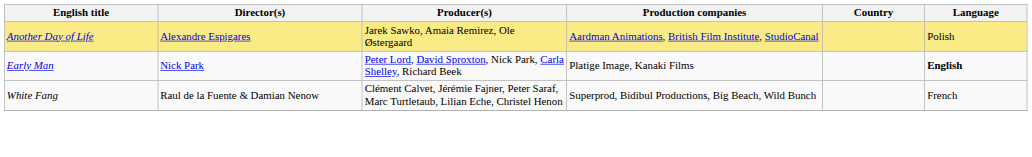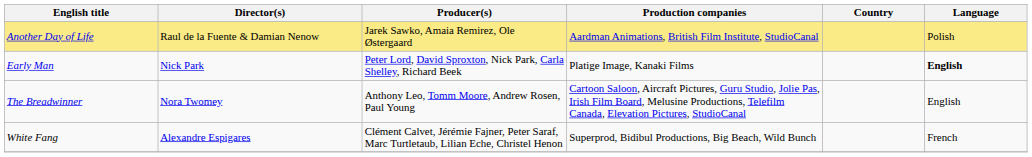(205, 36) Alexandre Espigares -> (240, 36) Raul de la Fuente & Damian Nenow
+ row: (45, 101)
(240, 95) Raul de la Fuente & Damian Nenow -> (205, 137) Alexandre Espigares
